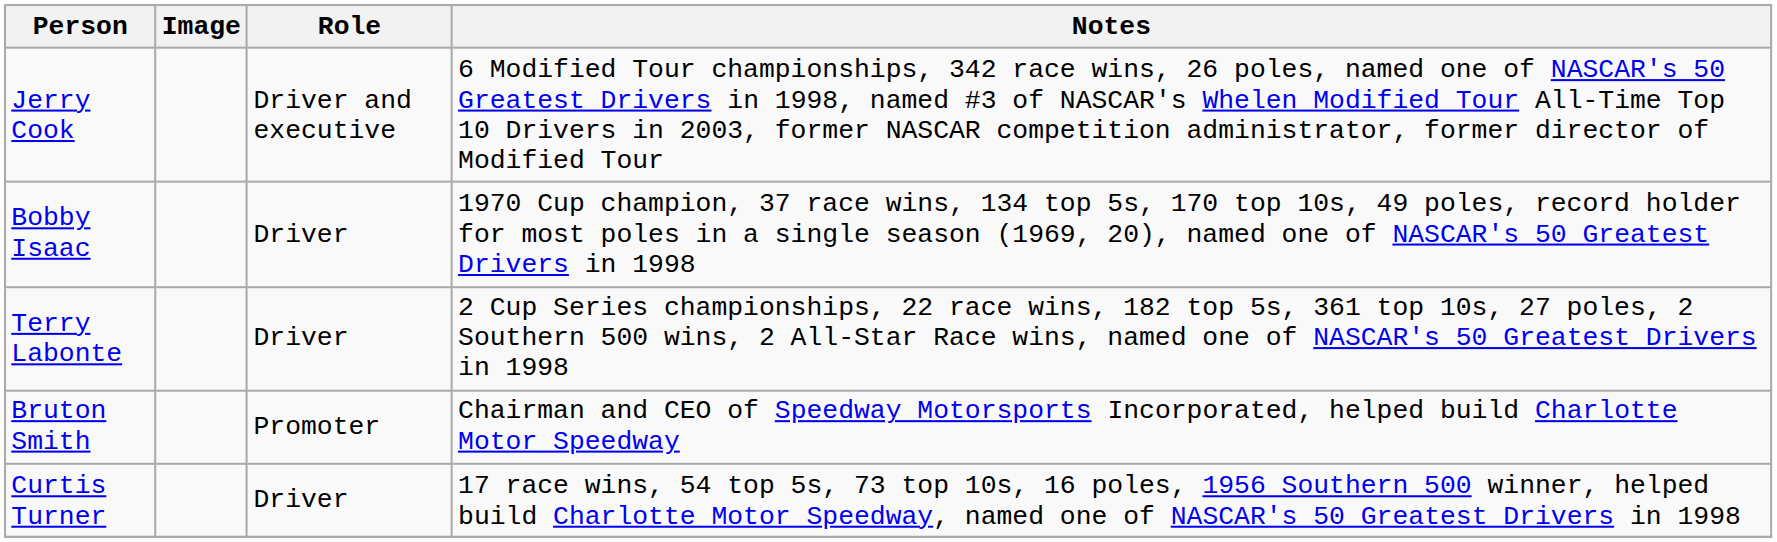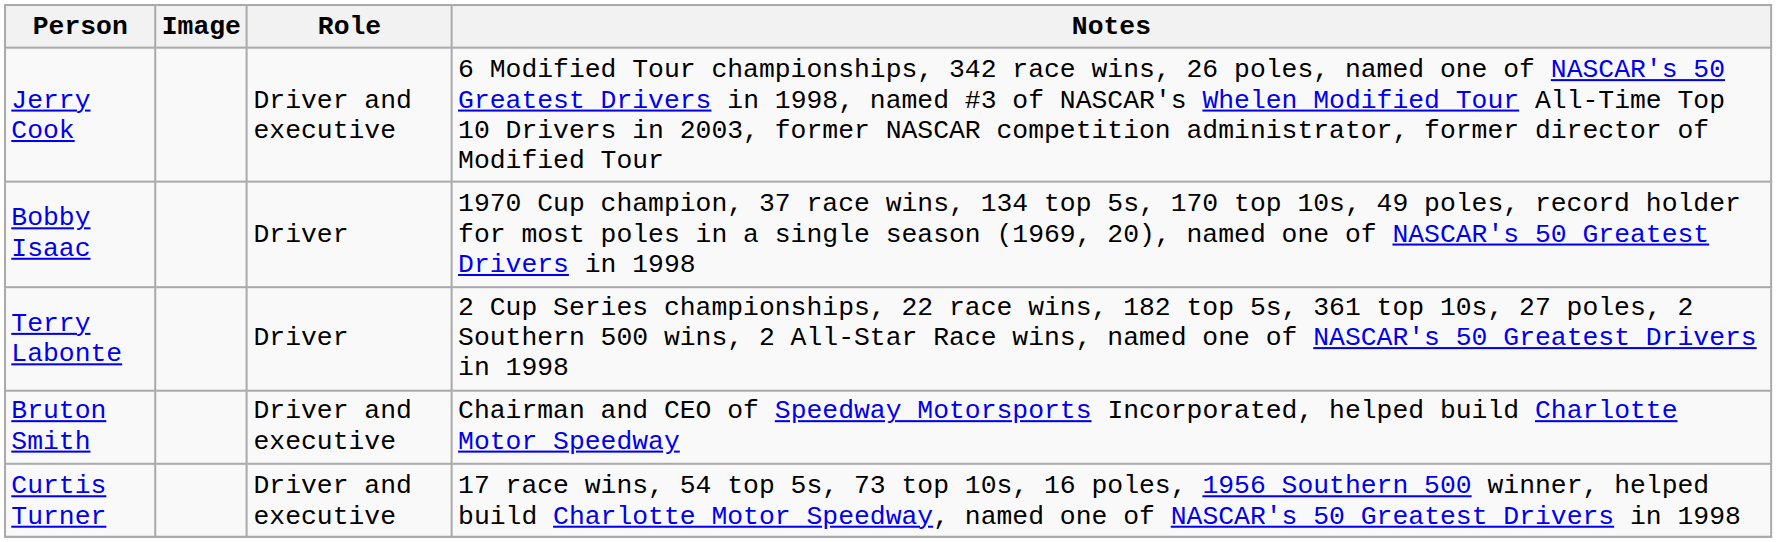(317, 427) Promoter -> (333, 427) Driver and executive
(301, 500) Driver -> (333, 500) Driver and executive
